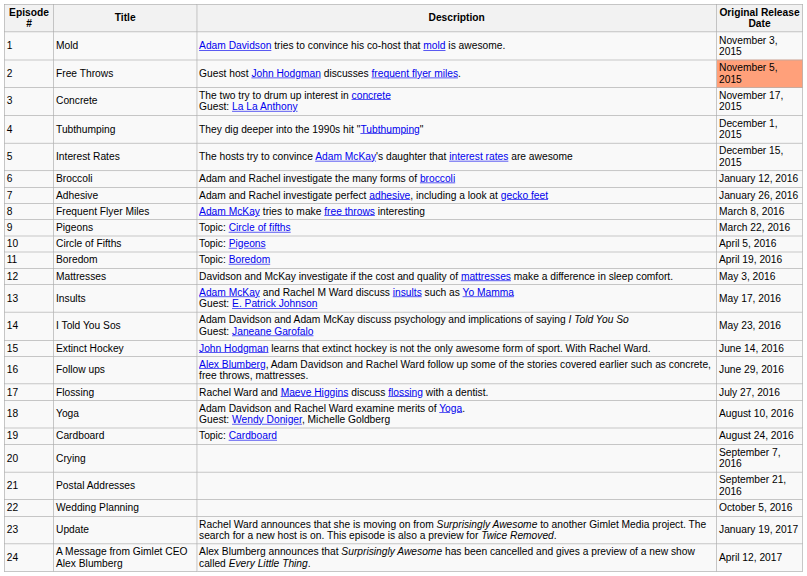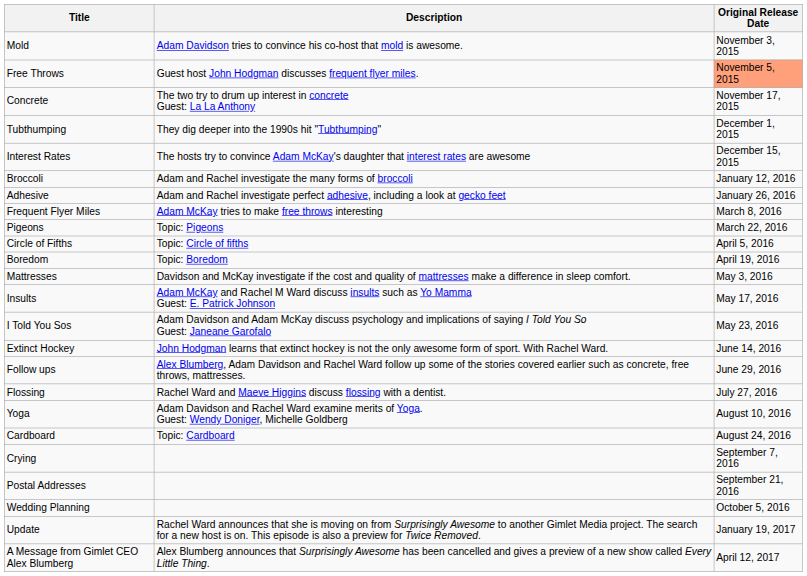- column: (29, 18)
(245, 227) Topic: Circle of fifths -> (190, 227) Topic: Pigeons
(232, 244) Topic: Pigeons -> (203, 244) Topic: Circle of fifths
